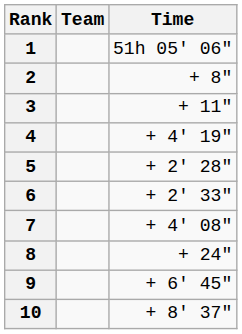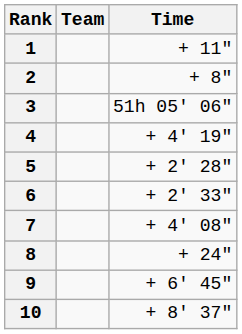(173, 49) 51h 05' 06" -> (205, 49) + 11"
(205, 108) + 11" -> (173, 108) 51h 05' 06"
